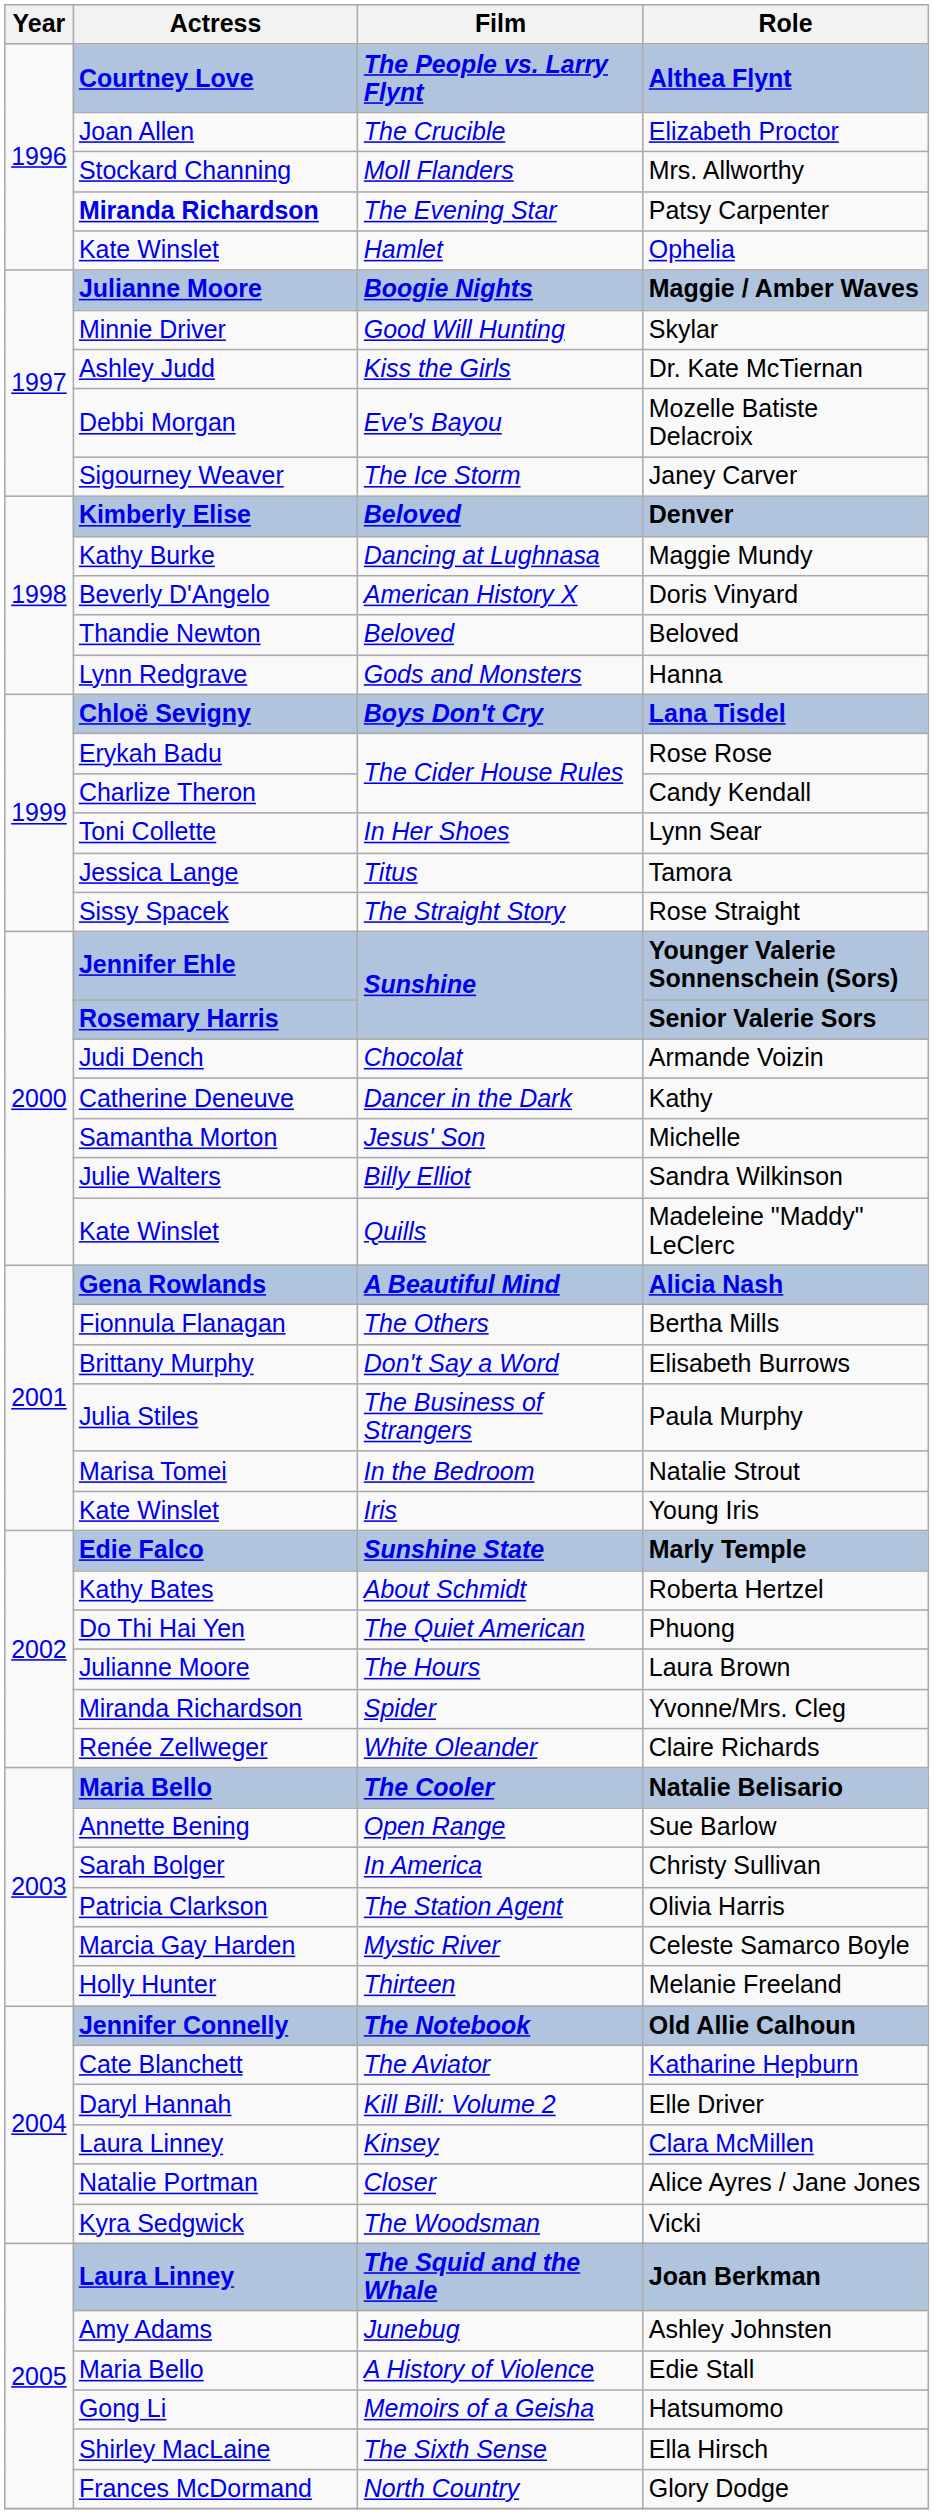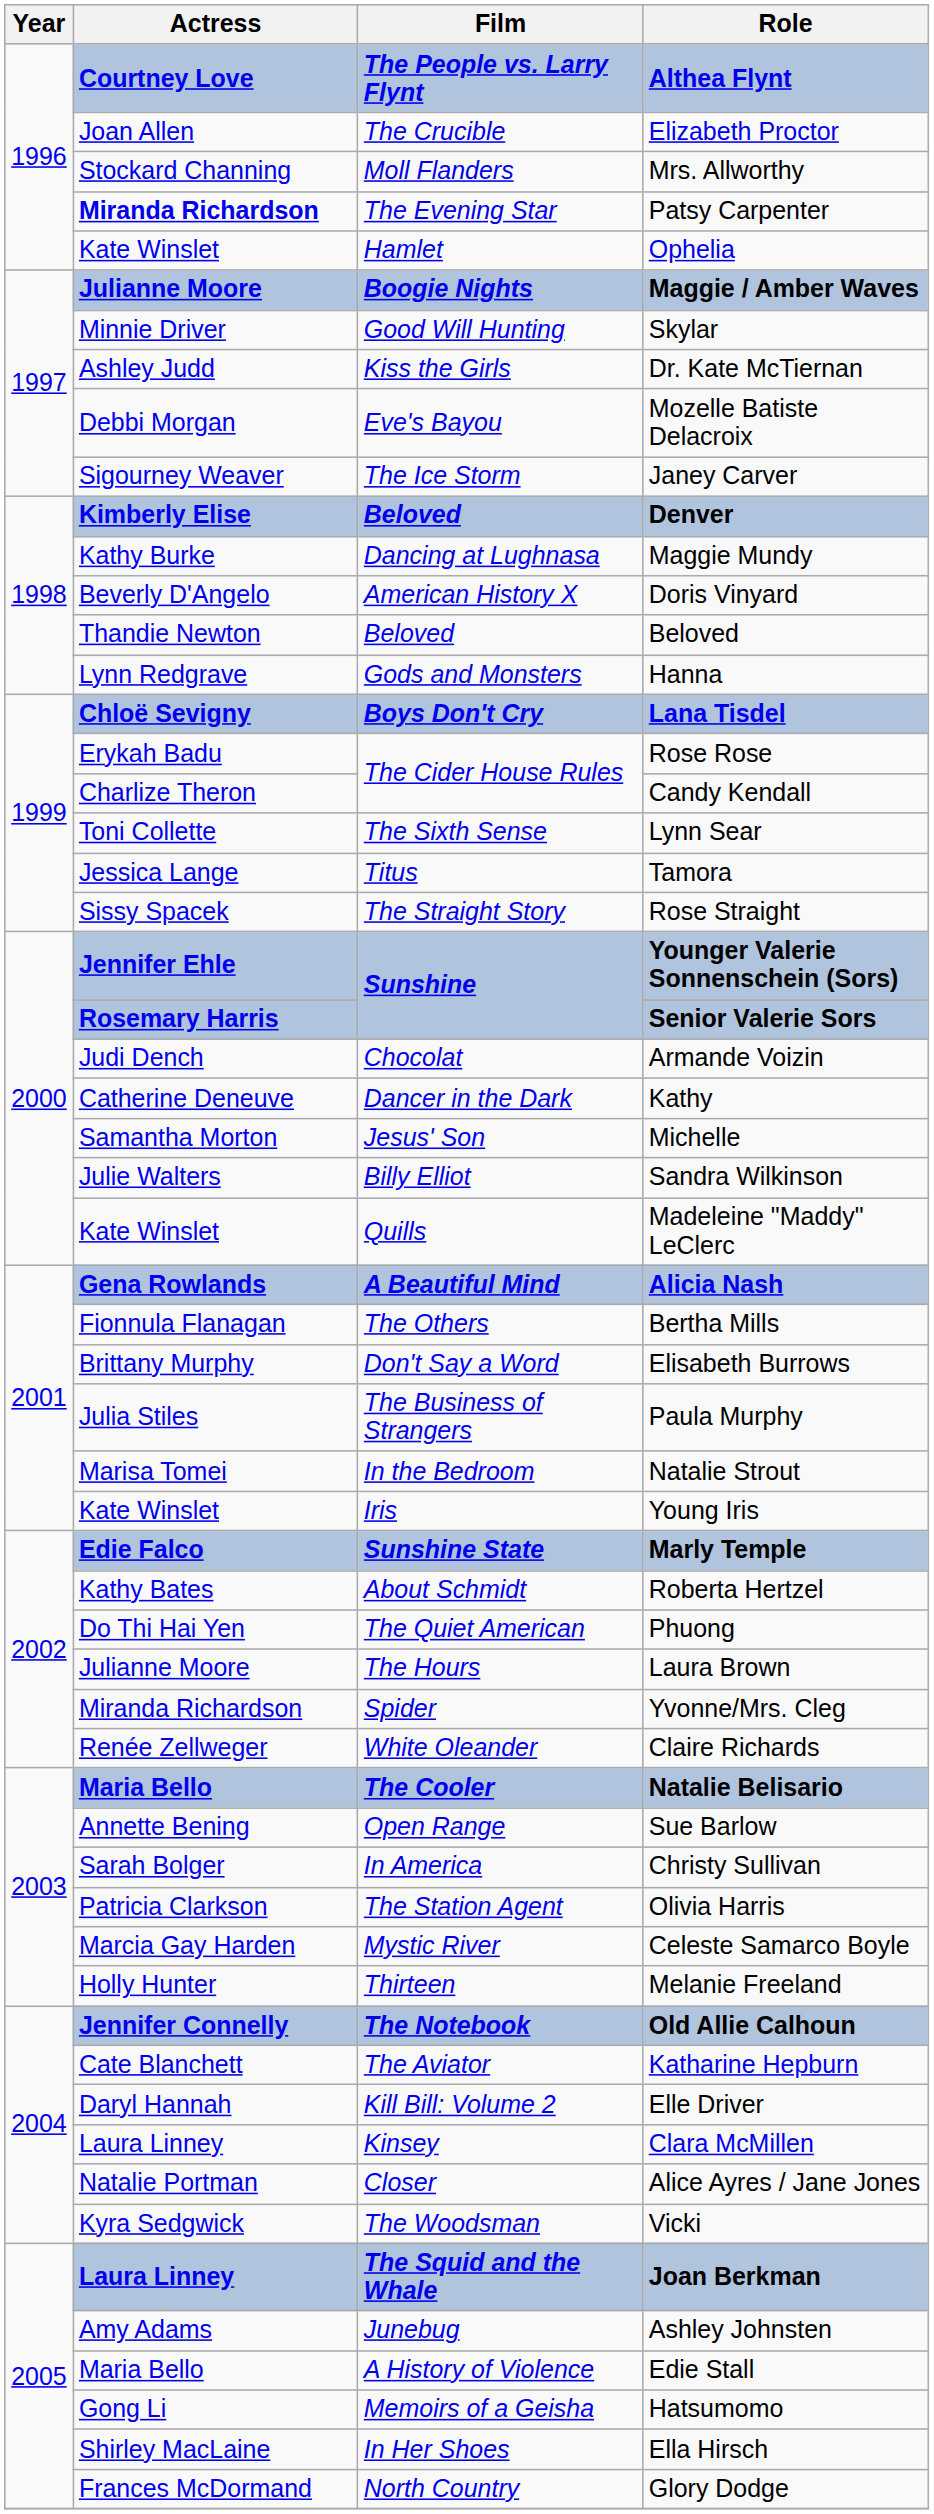(437, 832) In Her Shoes -> (455, 832) The Sixth Sense
(455, 2449) The Sixth Sense -> (437, 2449) In Her Shoes
